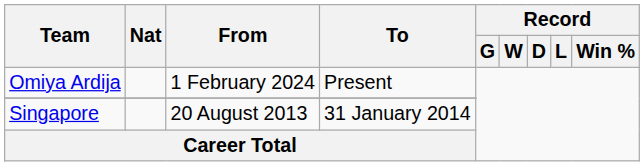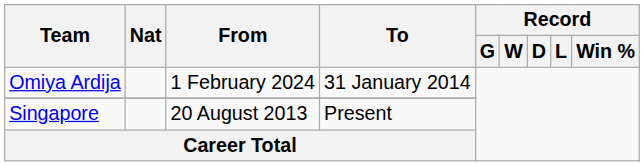(358, 82) Present -> (397, 82) 31 January 2014
(397, 113) 31 January 2014 -> (358, 113) Present
